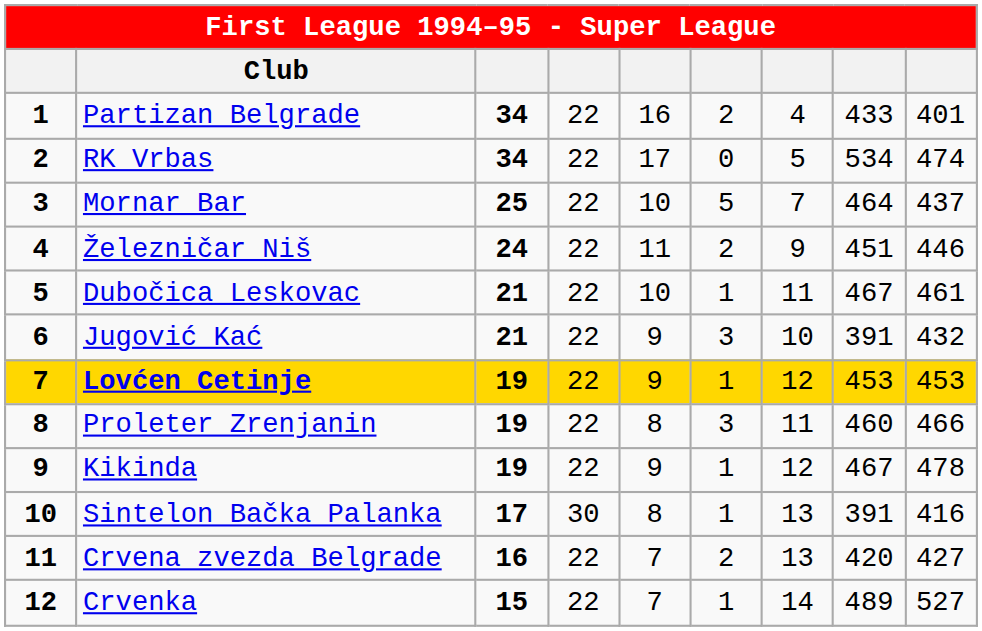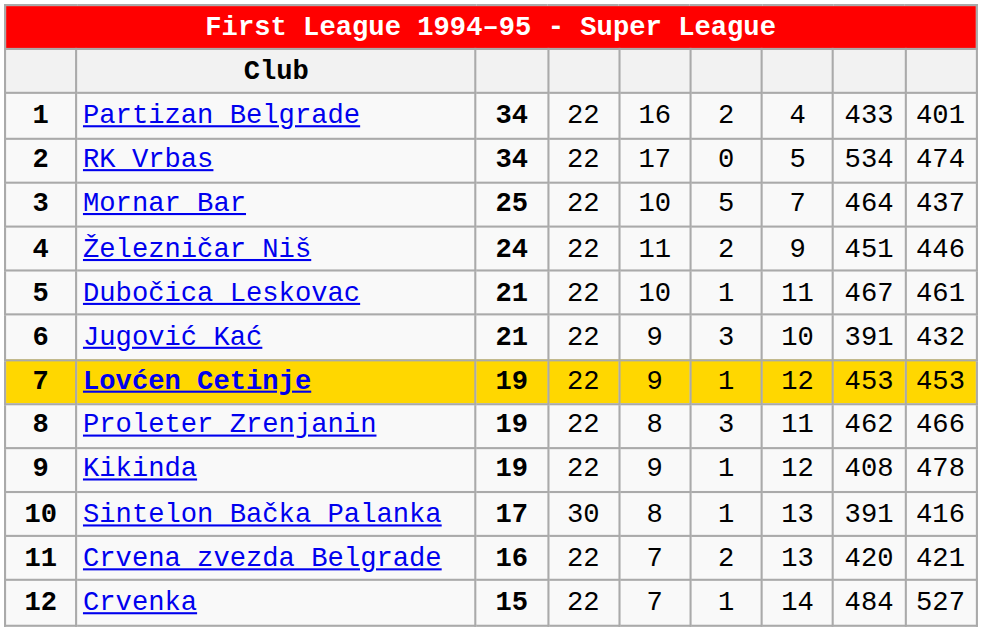(869, 426) 460 -> (869, 426) 462
(869, 470) 467 -> (869, 470) 408
(941, 559) 427 -> (941, 559) 421
(869, 603) 489 -> (869, 603) 484
